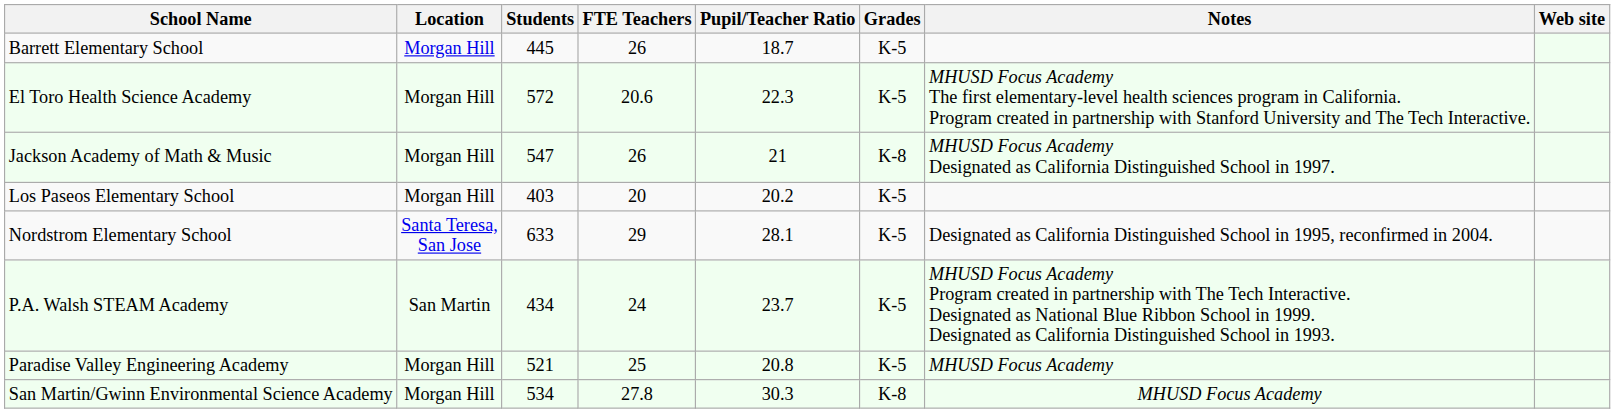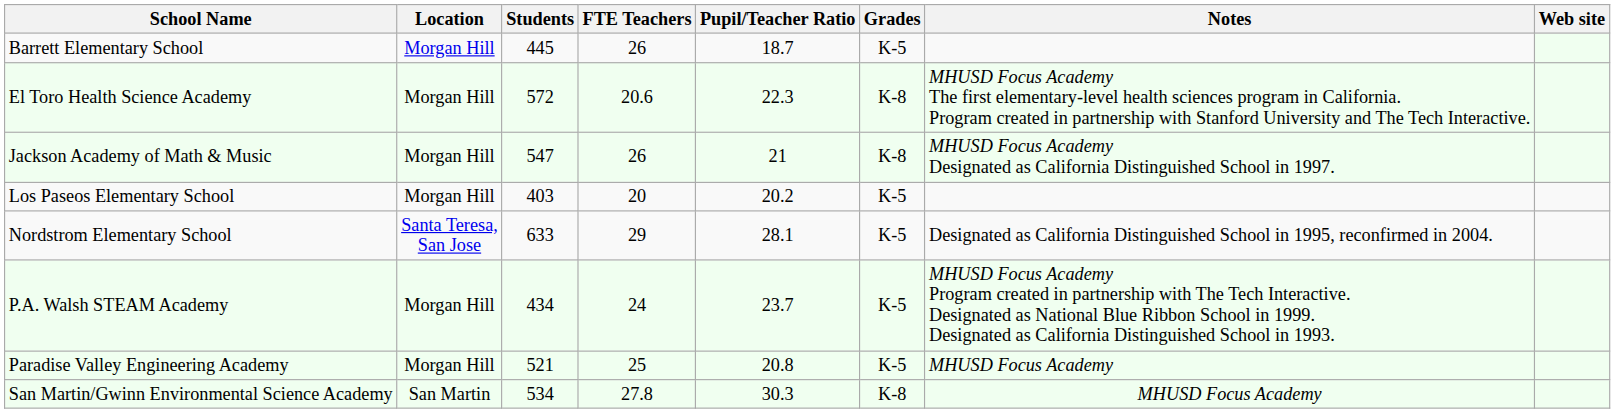(892, 97) K-5 -> (892, 97) K-8
(449, 305) San Martin -> (449, 305) Morgan Hill
(449, 394) Morgan Hill -> (449, 394) San Martin
